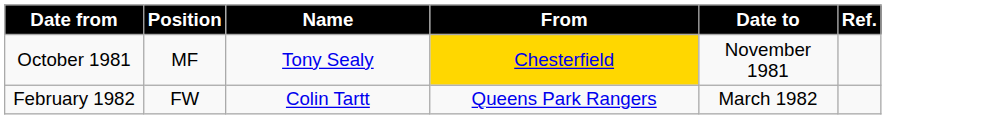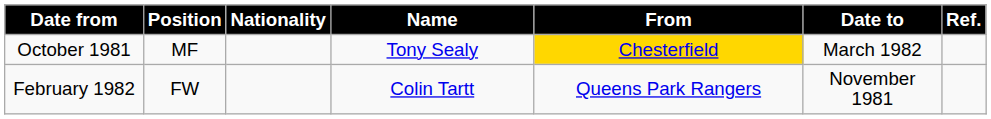+ column: (278, 20)
(768, 60) November 1981 -> (872, 49) March 1982
(768, 100) March 1982 -> (872, 89) November 1981
